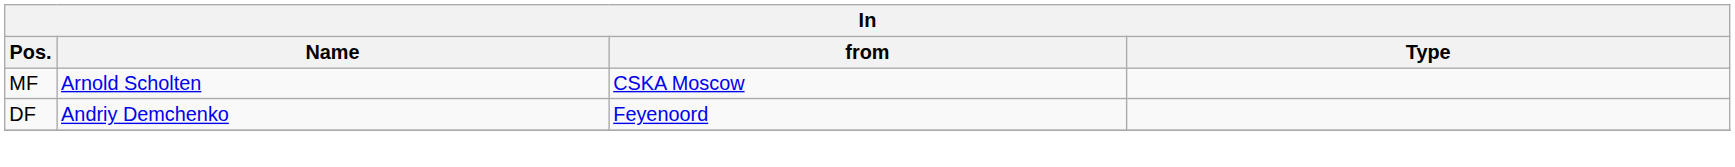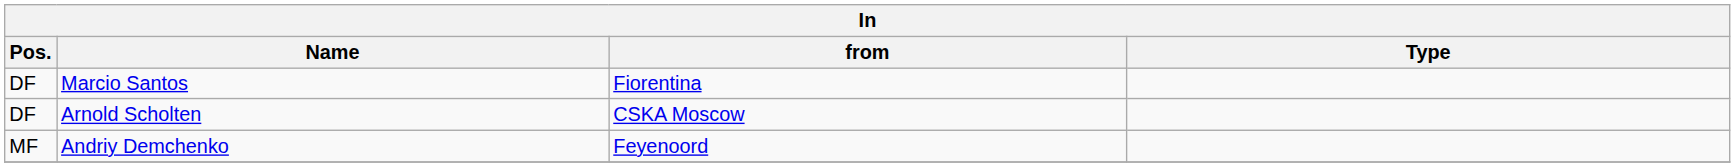+ row: (125, 84)
(24, 84) MF -> (23, 115) DF
(23, 115) DF -> (24, 146) MF
